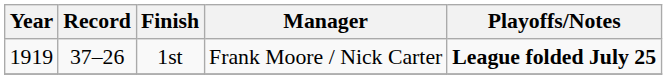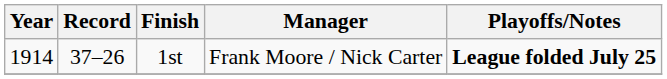(31, 56) 1919 -> (31, 56) 1914
